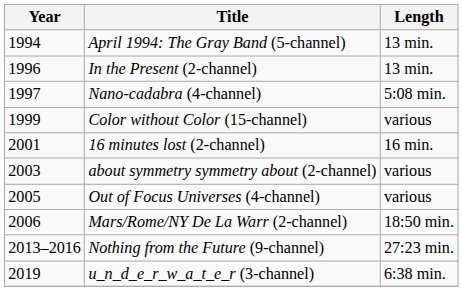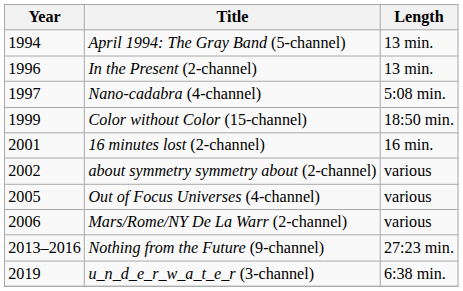(408, 119) various -> (419, 119) 18:50 min.
(24, 171) 2003 -> (24, 171) 2002
(419, 222) 18:50 min. -> (408, 222) various
